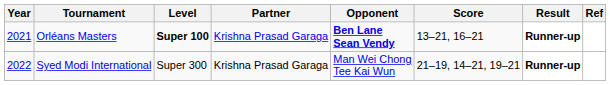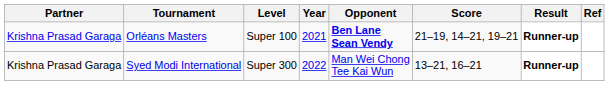columns swapped: (19, 13) <-> (271, 13)
(183, 37) bold -> (272, 37) normal
(450, 37) 13–21, 16–21 -> (467, 37) 21–19, 14–21, 19–21
(468, 66) 21–19, 14–21, 19–21 -> (448, 66) 13–21, 16–21
